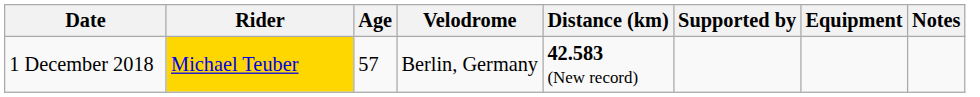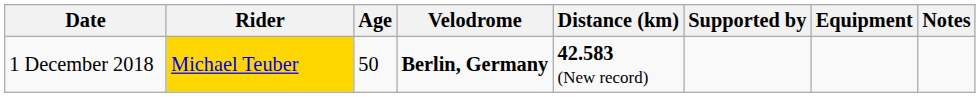(368, 64) 57 -> (368, 64) 50
(470, 64) normal -> (475, 64) bold
